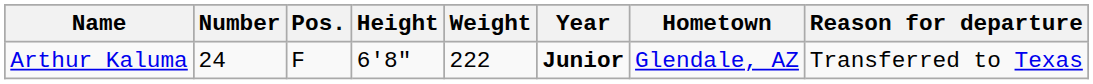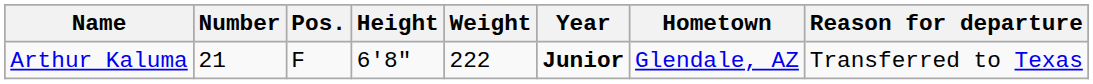(212, 60) 24 -> (212, 60) 21
